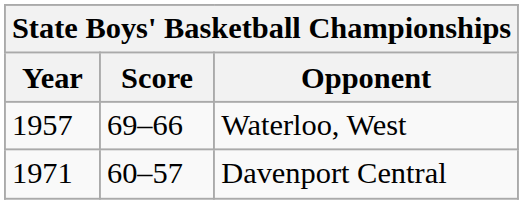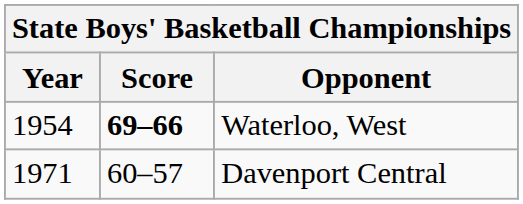(42, 125) 1957 -> (42, 125) 1954
(145, 125) normal -> (145, 125) bold
